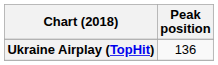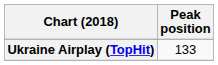(185, 49) 136 -> (185, 49) 133
